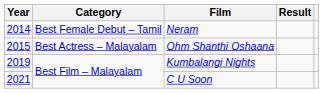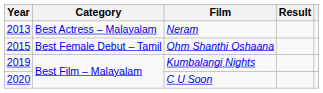(19, 29) 2014 -> (19, 29) 2013
(98, 29) Best Female Debut – Tamil -> (96, 29) Best Actress – Malayalam
(96, 46) Best Actress – Malayalam -> (98, 46) Best Female Debut – Tamil
(19, 79) 2021 -> (19, 79) 2020
